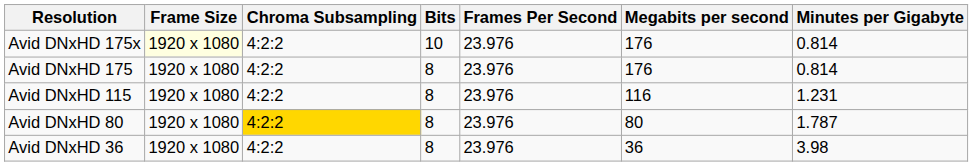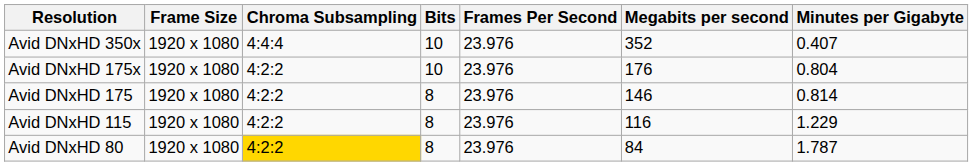+ row: (75, 43)
(194, 43) lightyellow background -> (194, 69) no background
(817, 43) 0.814 -> (817, 69) 0.804
(639, 69) 176 -> (639, 95) 146
(817, 95) 1.231 -> (817, 122) 1.229
(634, 122) 80 -> (634, 148) 84
- row: (66, 148)
